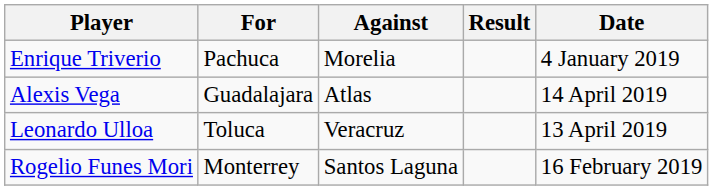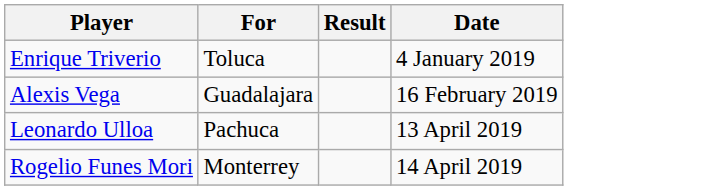- column: (391, 22)
(241, 58) Pachuca -> (234, 58) Toluca
(604, 94) 14 April 2019 -> (477, 94) 16 February 2019
(234, 130) Toluca -> (241, 130) Pachuca
(622, 166) 16 February 2019 -> (459, 166) 14 April 2019
